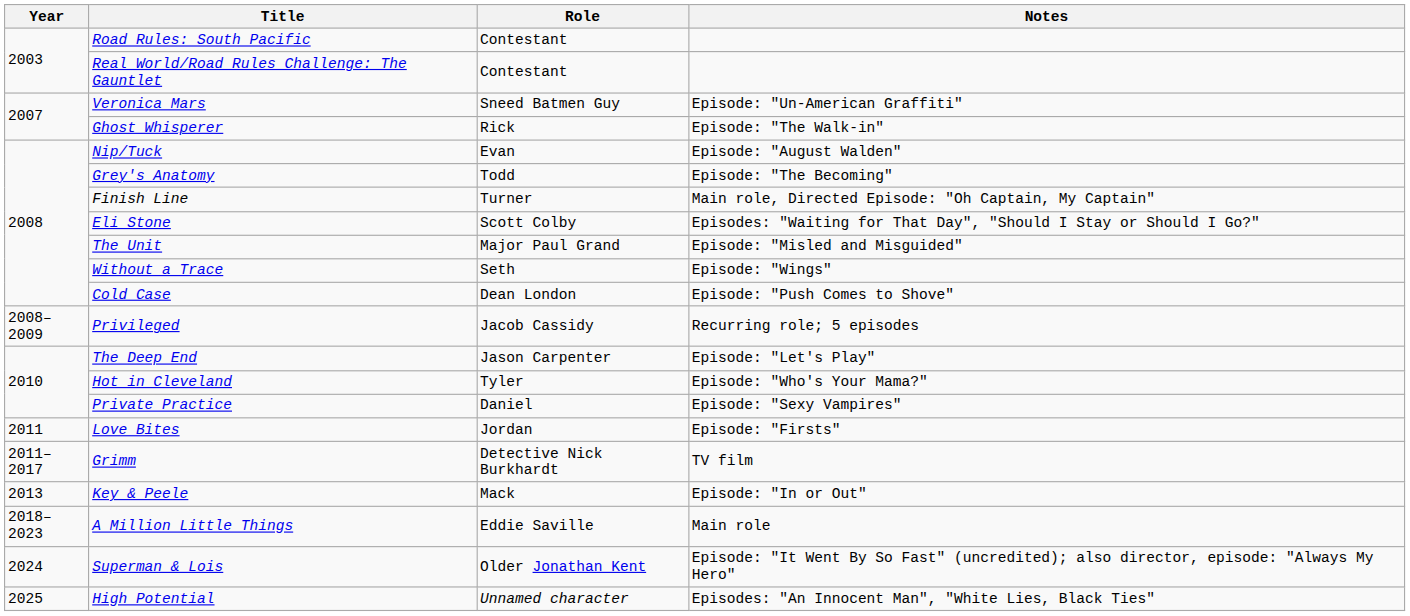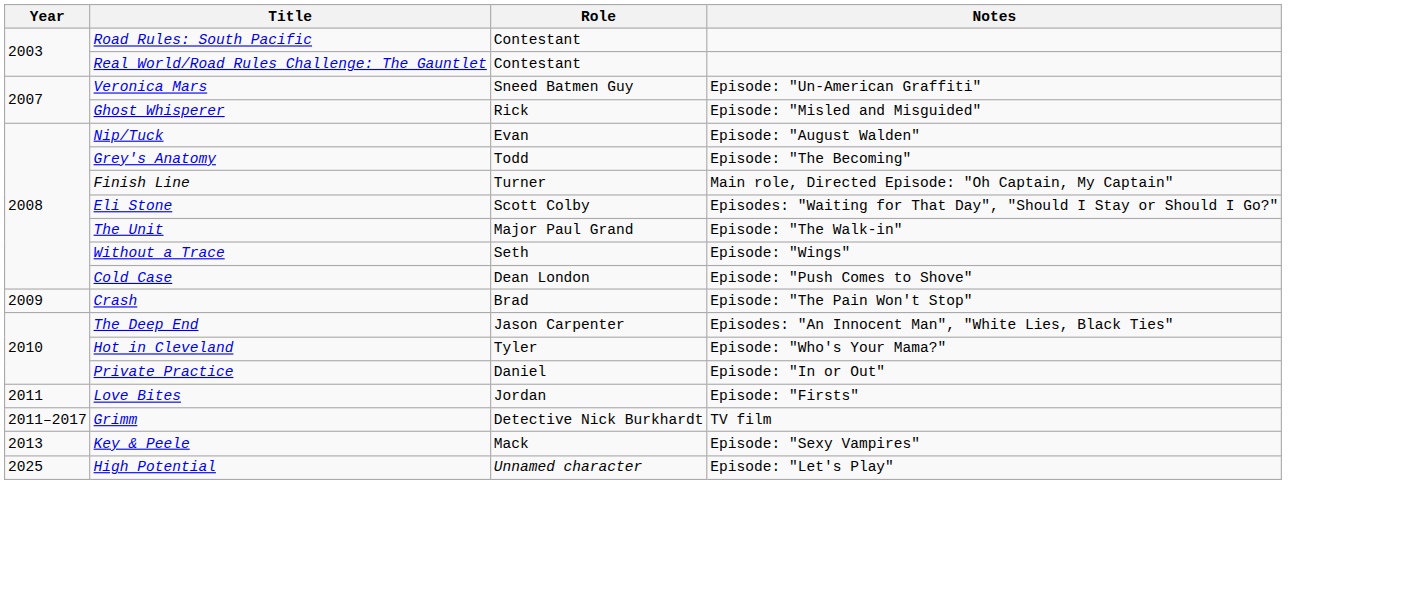(788, 128) Episode: "The Walk-in" -> (846, 111) Episode: "Misled and Misguided"
(827, 247) Episode: "Misled and Misguided" -> (806, 230) Episode: "The Walk-in"
- row: (136, 326)
+ row: (115, 301)
(784, 359) Episode: "Let's Play" -> (942, 325) Episodes: "An Innocent Man", "White Lies, Black Ties"
(797, 406) Episode: "Sexy Vampires" -> (798, 372) Episode: "In or Out"
(779, 494) Episode: "In or Out" -> (815, 444) Episode: "Sexy Vampires"
- row: (193, 526)
- row: (158, 567)
(923, 599) Episodes: "An Innocent Man", "White Lies, Black Ties" -> (802, 467) Episode: "Let's Play"
